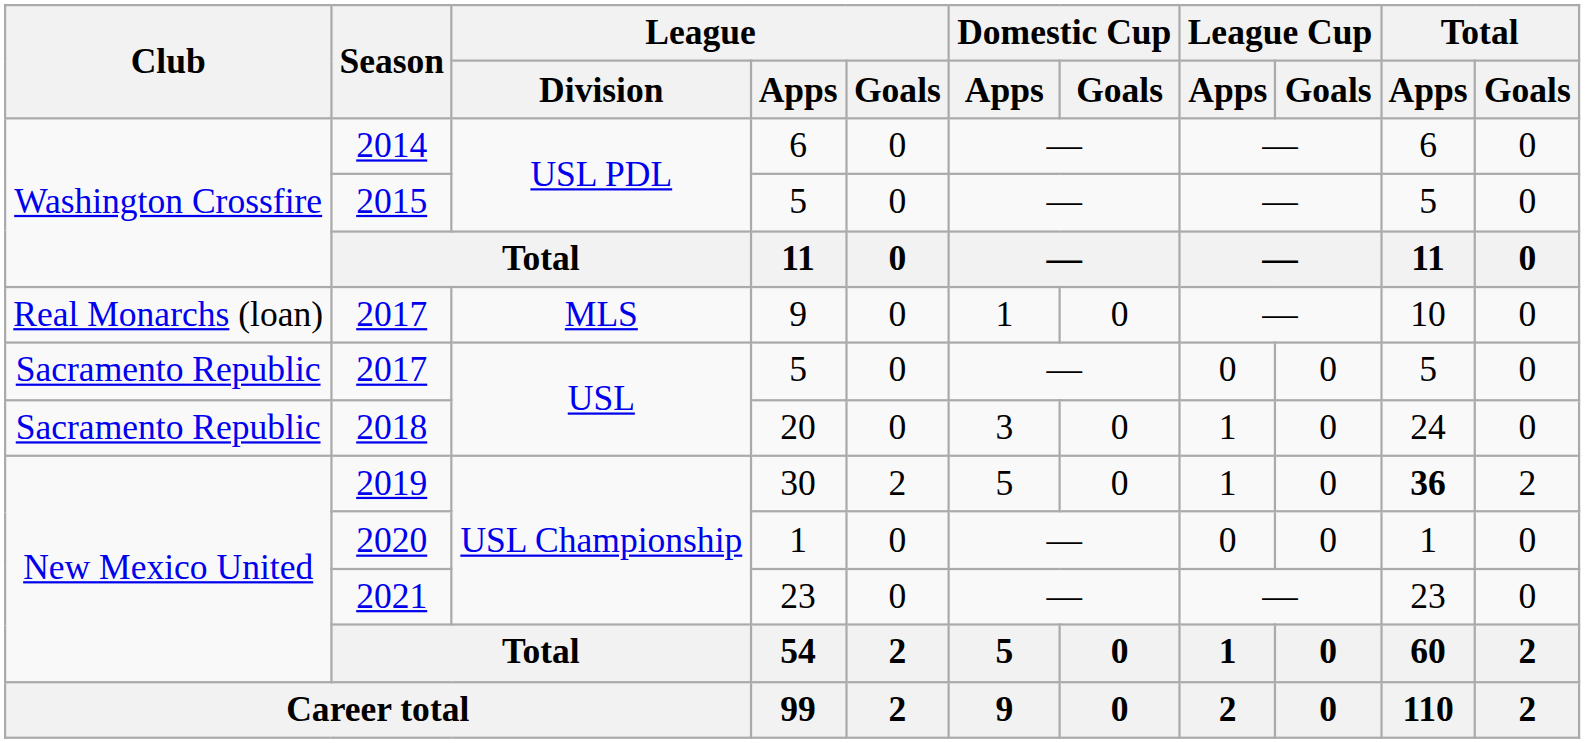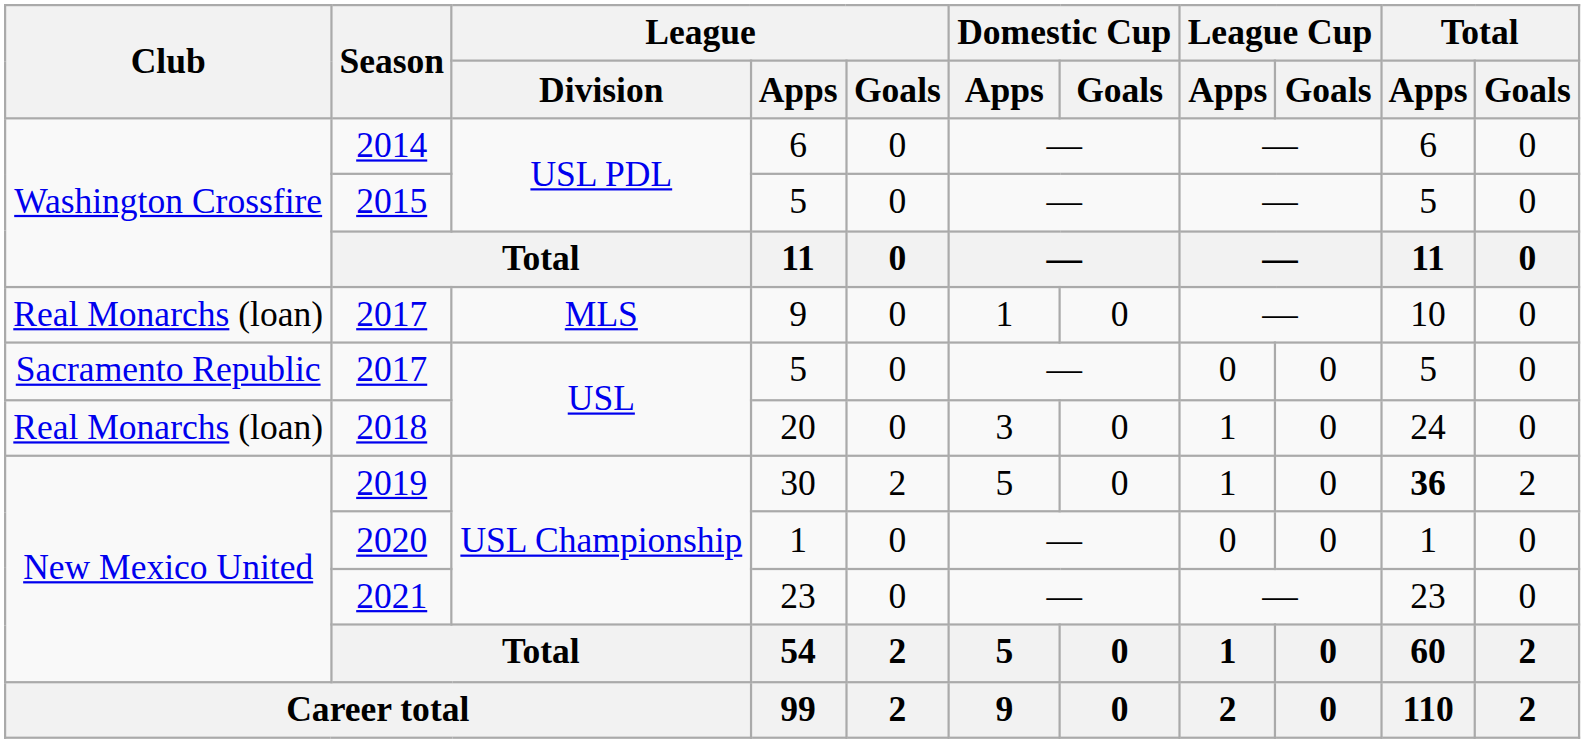(168, 426) Sacramento Republic -> (168, 426) Real Monarchs (loan)
